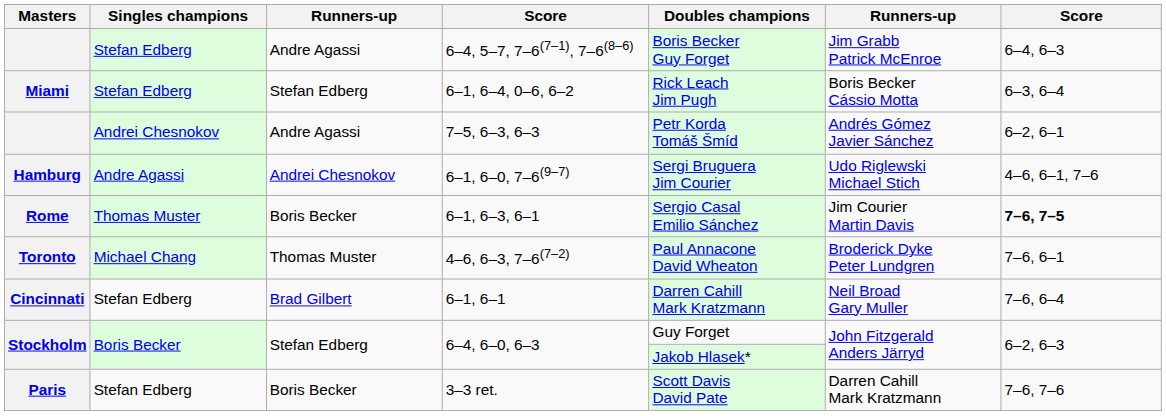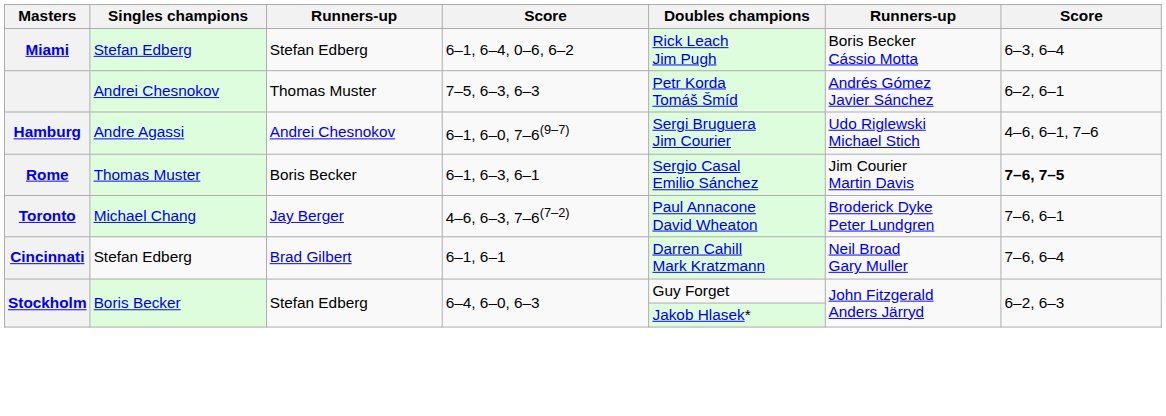- row: (47, 50)
(315, 132) Andre Agassi -> (323, 91) Thomas Muster
(323, 257) Thomas Muster -> (307, 216) Jay Berger
- row: (47, 389)
